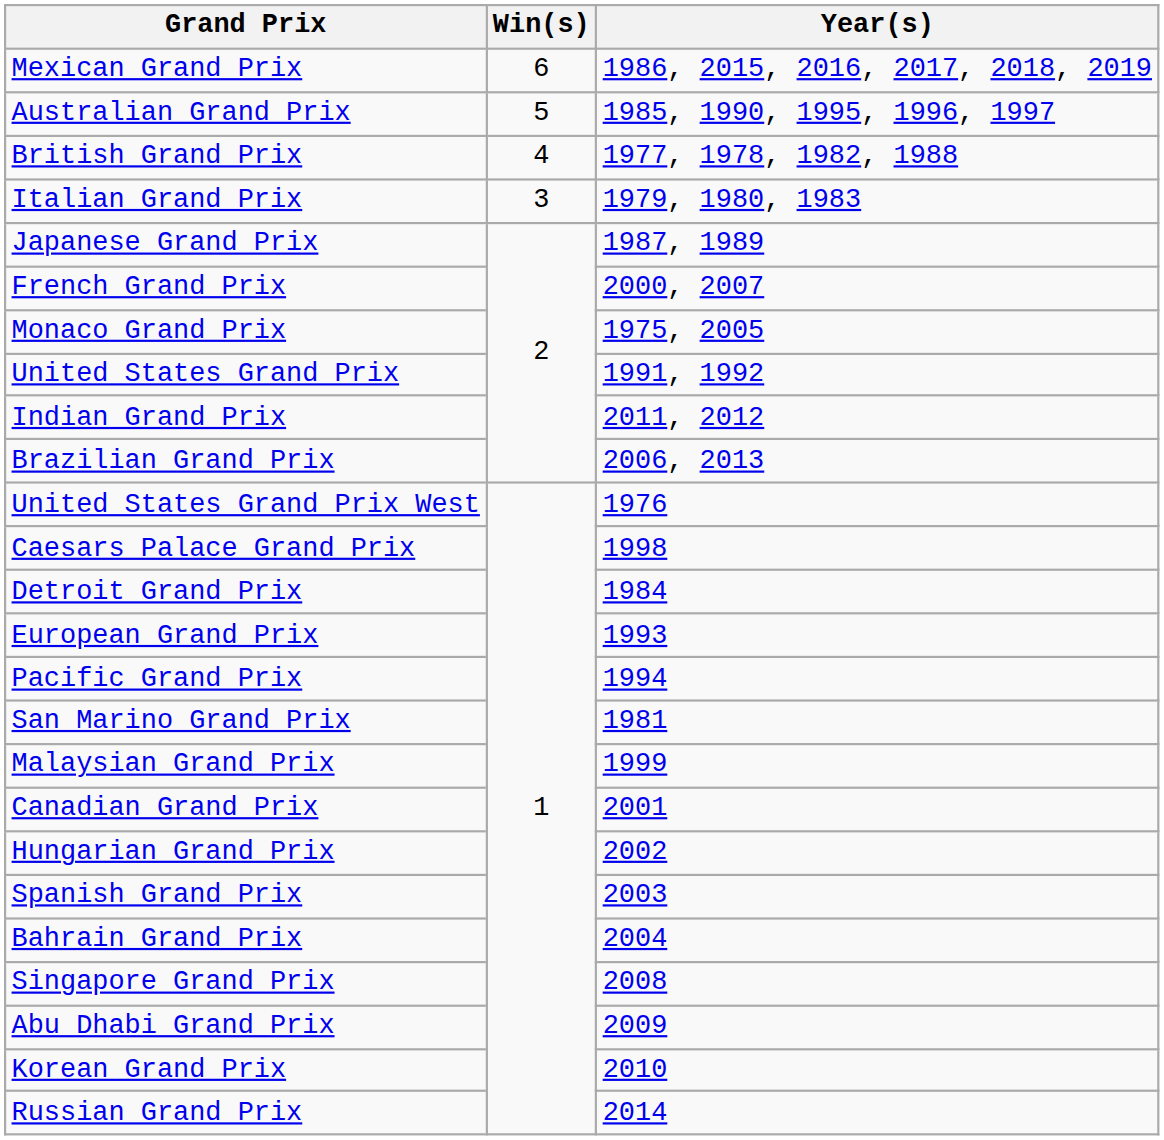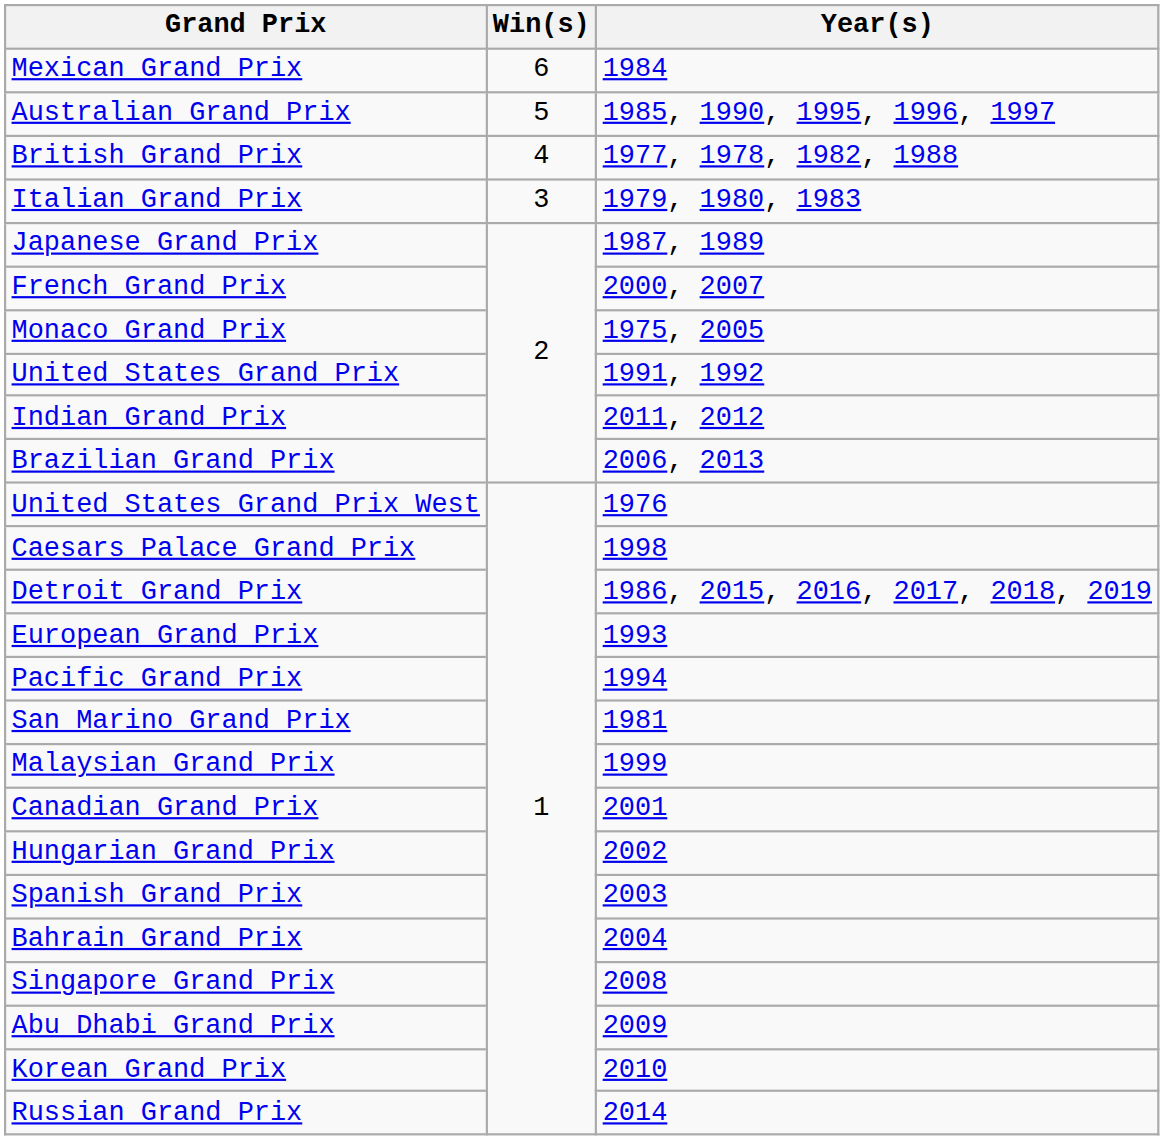(877, 71) 1986, 2015, 2016, 2017, 2018, 2019 -> (635, 71) 1984
(635, 592) 1984 -> (877, 592) 1986, 2015, 2016, 2017, 2018, 2019
